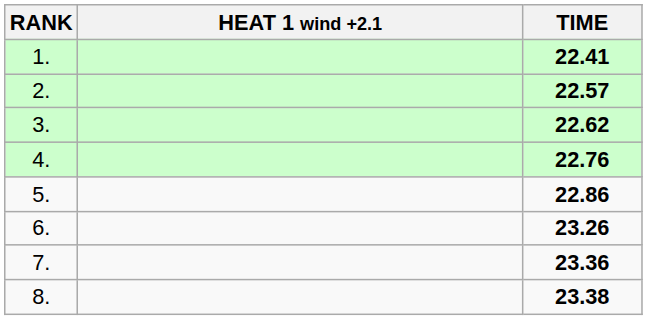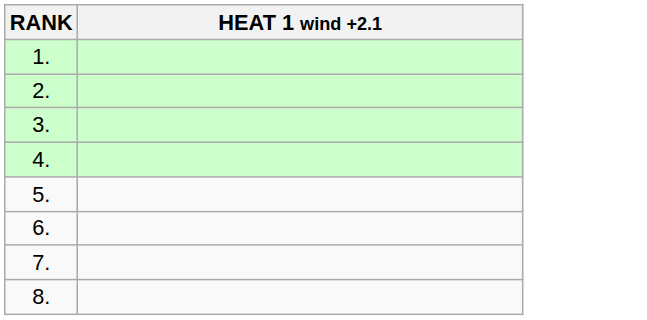- column: (582, 22)
